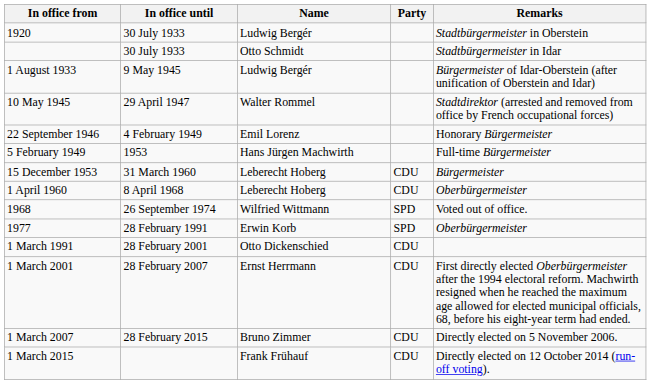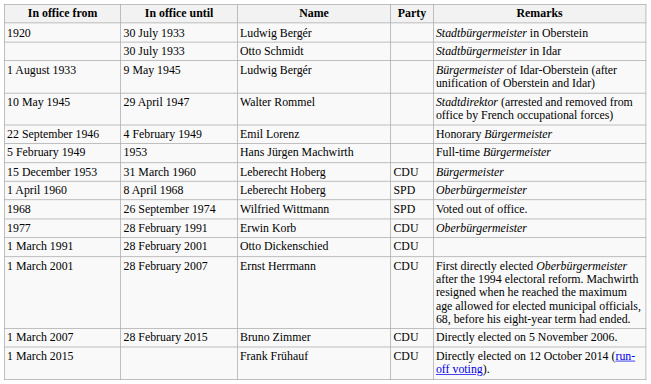(406, 190) CDU -> (404, 190) SPD
(404, 228) SPD -> (406, 228) CDU
